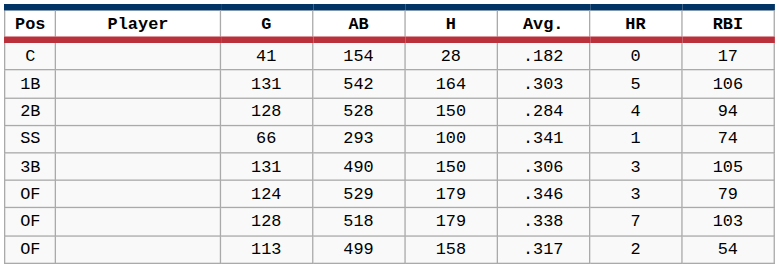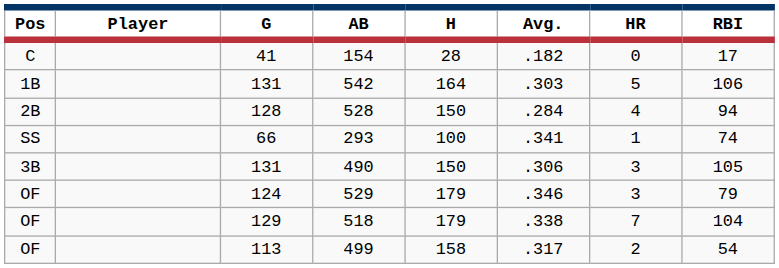(266, 222) 128 -> (266, 222) 129
(728, 222) 103 -> (728, 222) 104
